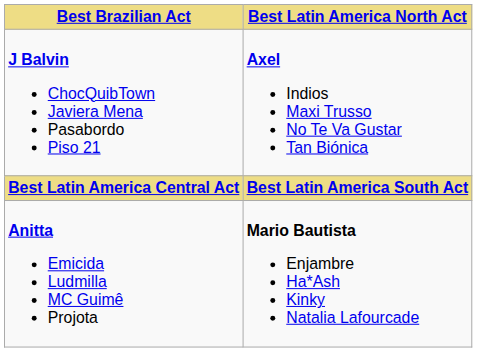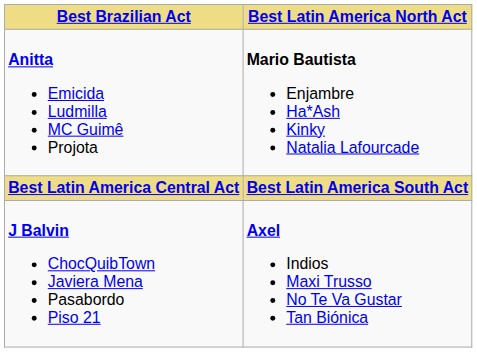rows swapped: (124, 275) <-> (124, 104)
